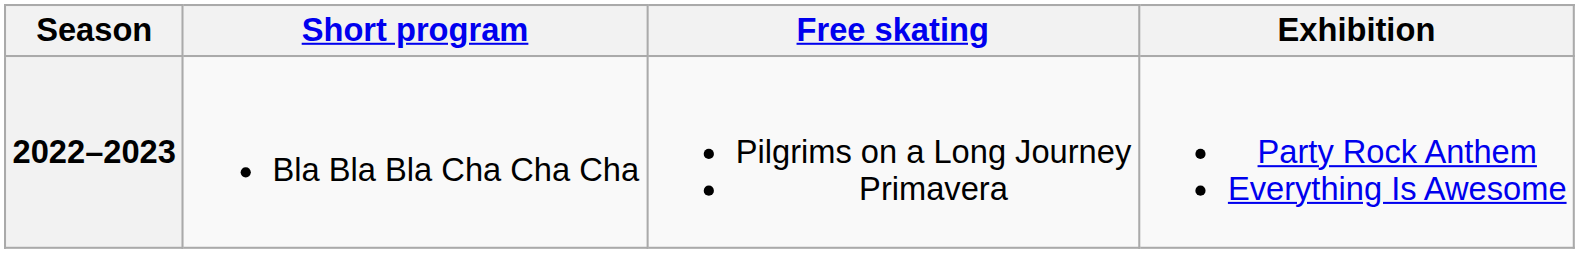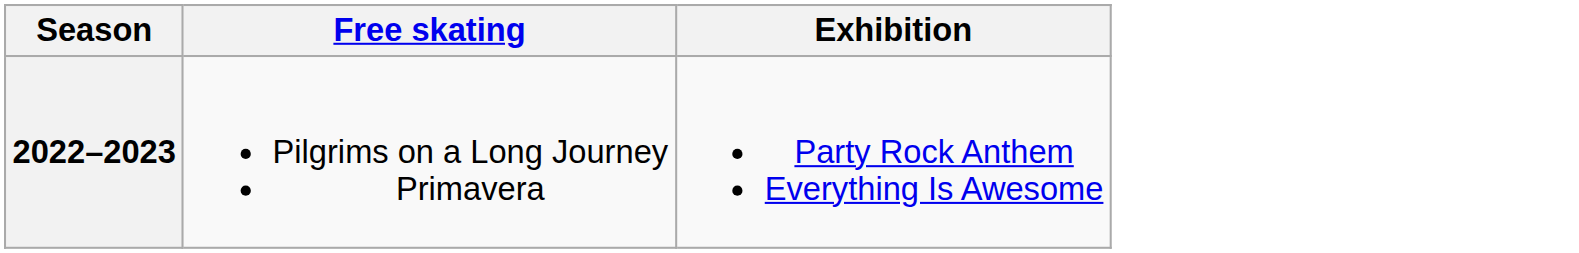- column: (415, 30)
